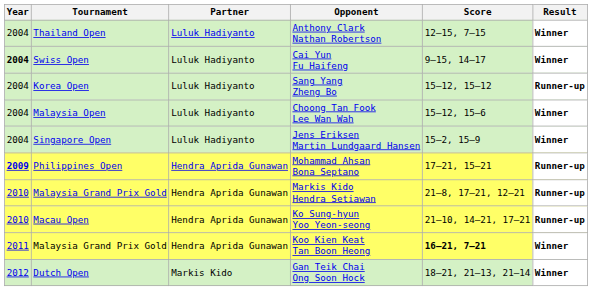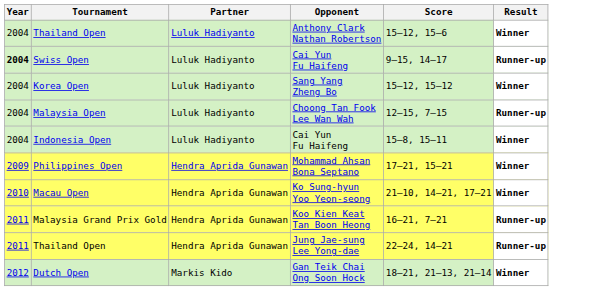(455, 33) 12–15, 7–15 -> (416, 33) 15–12, 15–6
(552, 59) Winner -> (521, 59) Runner-up
(560, 86) Runner-up -> (513, 86) Winner
(455, 113) 15–12, 15–6 -> (416, 113) 12–15, 7–15
(552, 113) Winner -> (521, 113) Runner-up
- row: (72, 139)
+ row: (72, 139)
(18, 166) bold -> (18, 166) normal
(560, 166) Runner-up -> (513, 166) Winner
- row: (100, 192)
(560, 219) Runner-up -> (513, 192) Winner
(455, 246) bold -> (416, 219) normal
(552, 246) Winner -> (521, 219) Runner-up
+ row: (69, 246)
